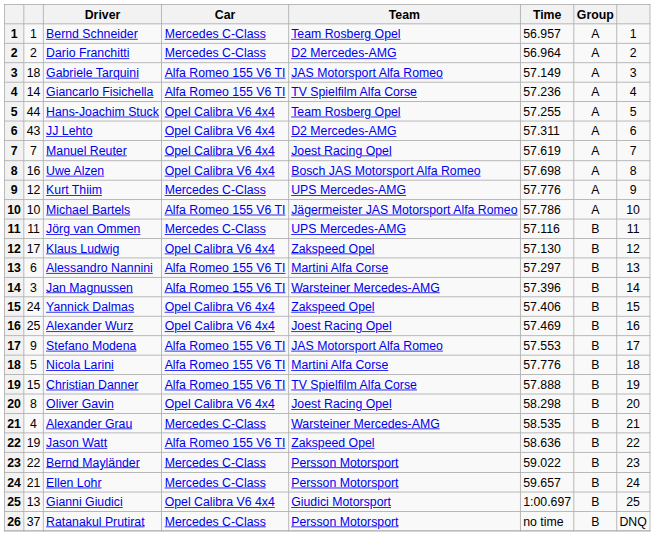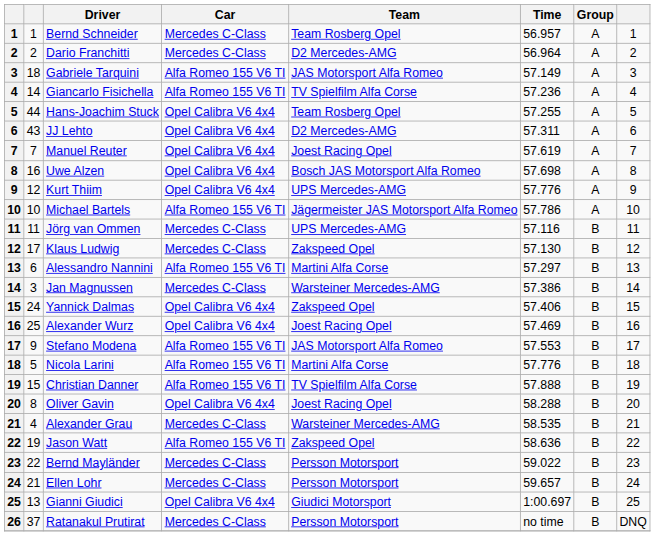(215, 190) Mercedes C-Class -> (220, 190) Opel Calibra V6 4x4
(220, 248) Opel Calibra V6 4x4 -> (215, 248) Mercedes C-Class
(225, 287) Alfa Romeo 155 V6 TI -> (215, 287) Mercedes C-Class
(542, 287) 57.396 -> (542, 287) 57.386
(542, 404) 58.298 -> (542, 404) 58.288
